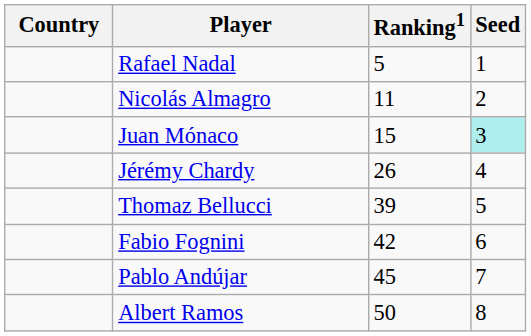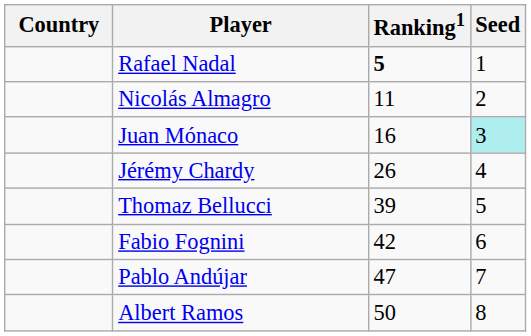(379, 63) normal -> (379, 63) bold
(385, 134) 15 -> (385, 134) 16
(385, 276) 45 -> (385, 276) 47
